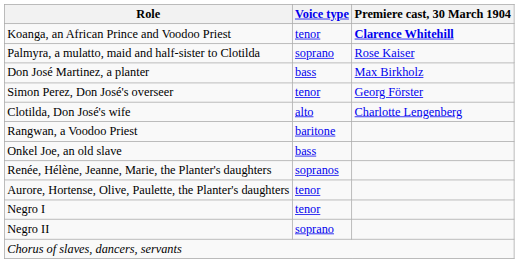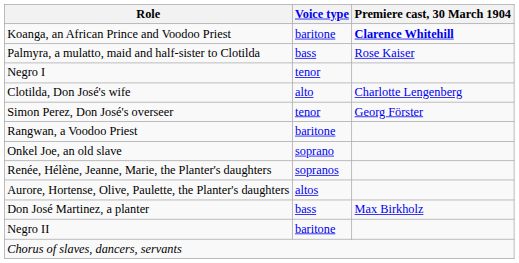(308, 33) tenor -> (315, 33) baritone
(314, 53) soprano -> (306, 53) bass
rows swapped: (78, 72) <-> (26, 209)
rows swapped: (90, 92) <-> (69, 111)
(306, 151) bass -> (314, 151) soprano
(308, 190) tenor -> (307, 190) altos
(314, 229) soprano -> (315, 229) baritone
